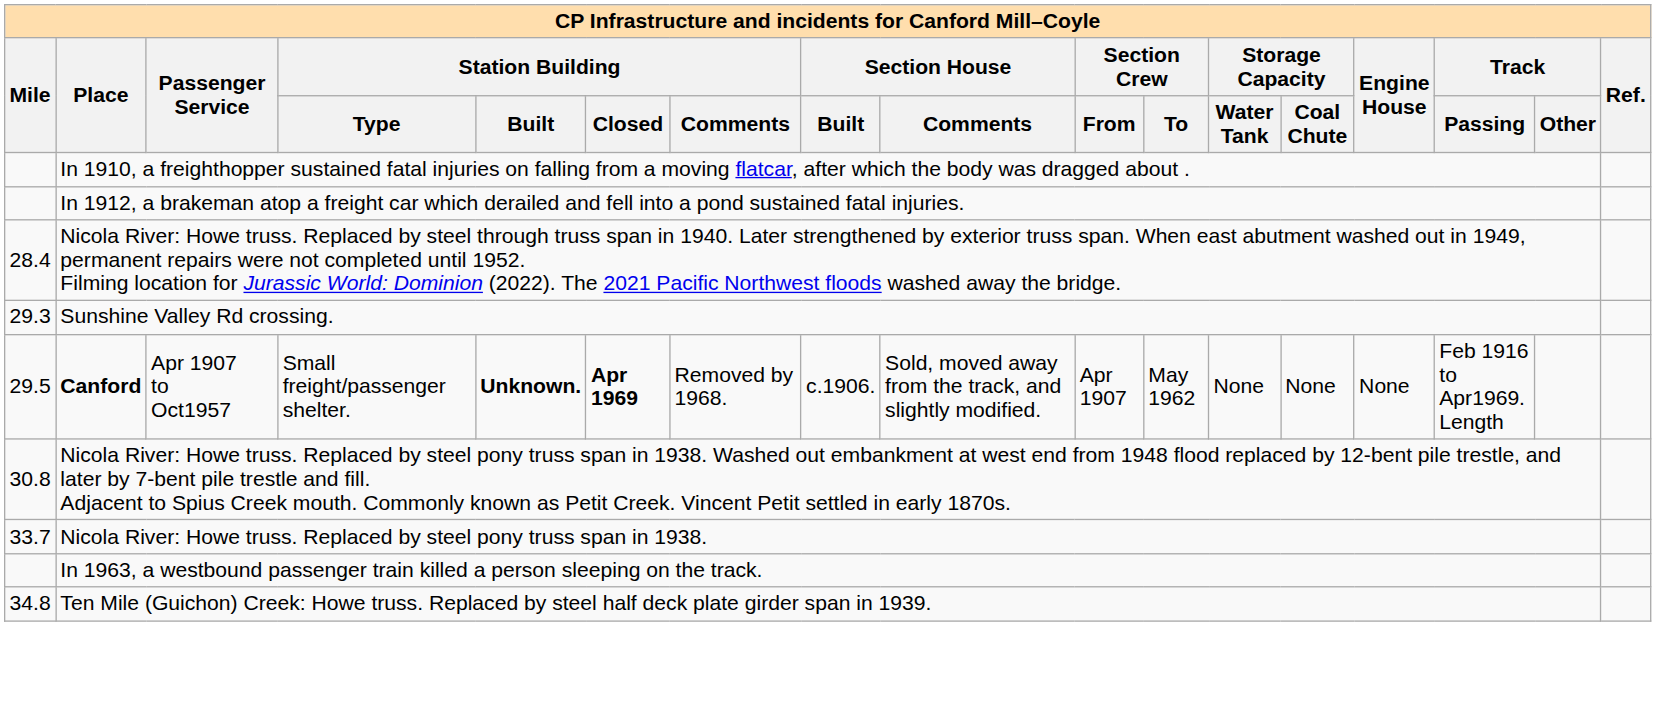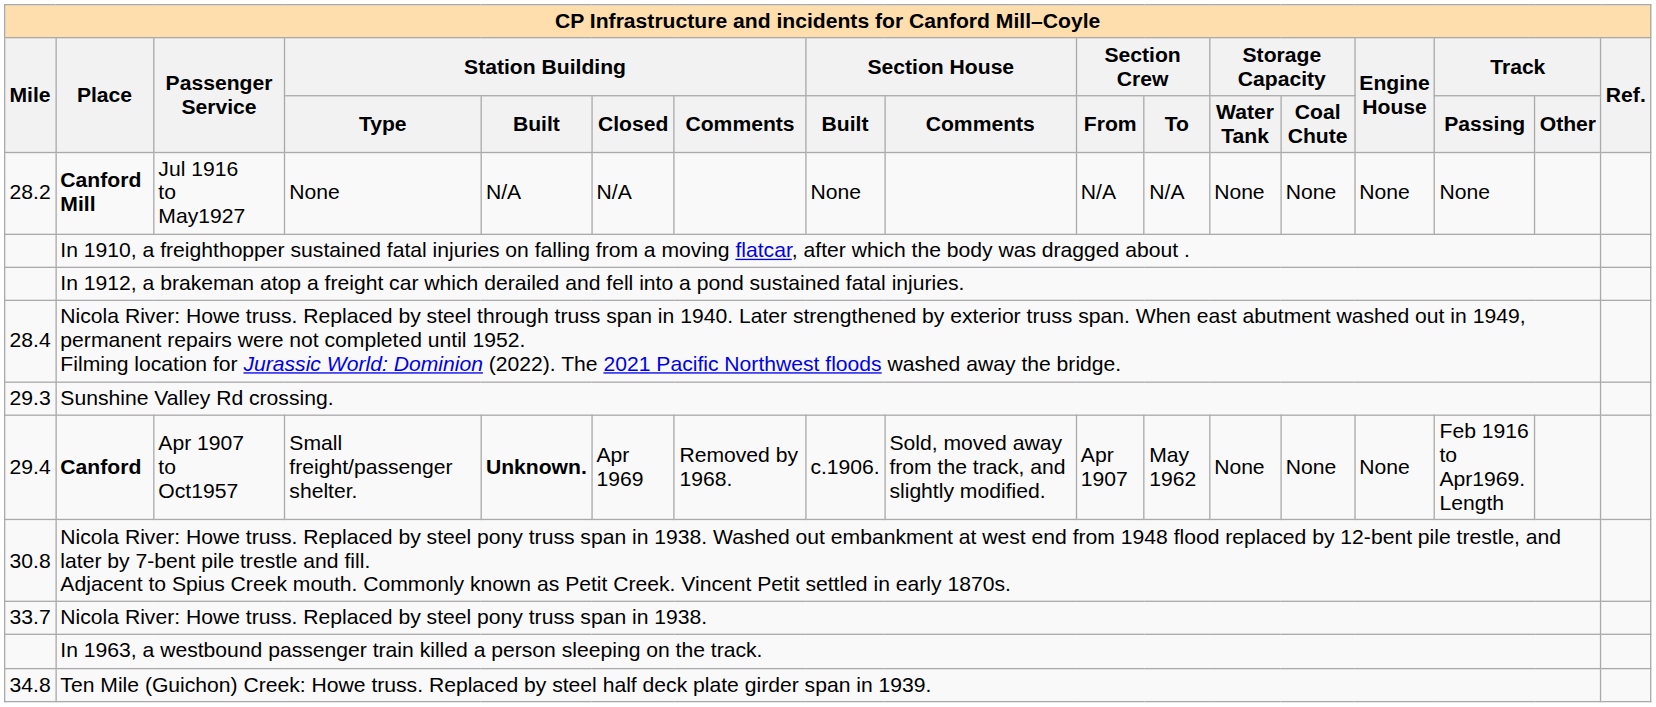+ row: (101, 193)
(30, 386) 29.5 -> (30, 467) 29.4
(614, 386) bold -> (620, 467) normal
